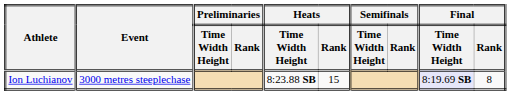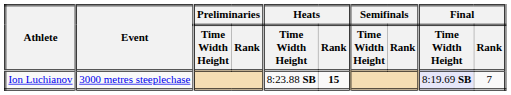(334, 80) normal -> (334, 80) bold
(489, 80) 8 -> (489, 80) 7
